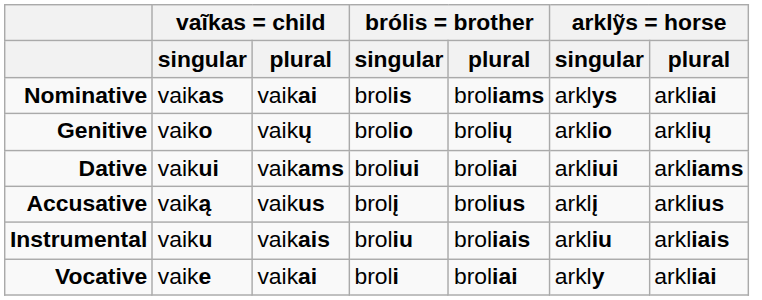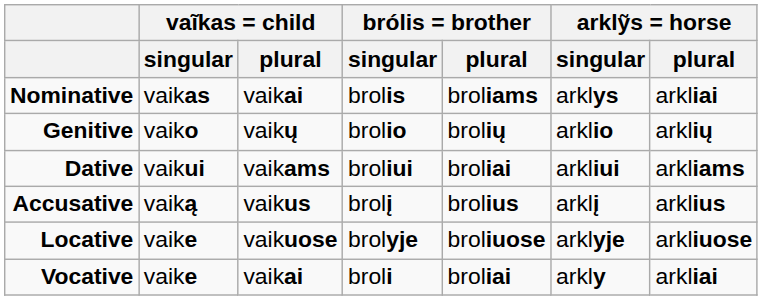- row: (79, 240)
+ row: (87, 240)
